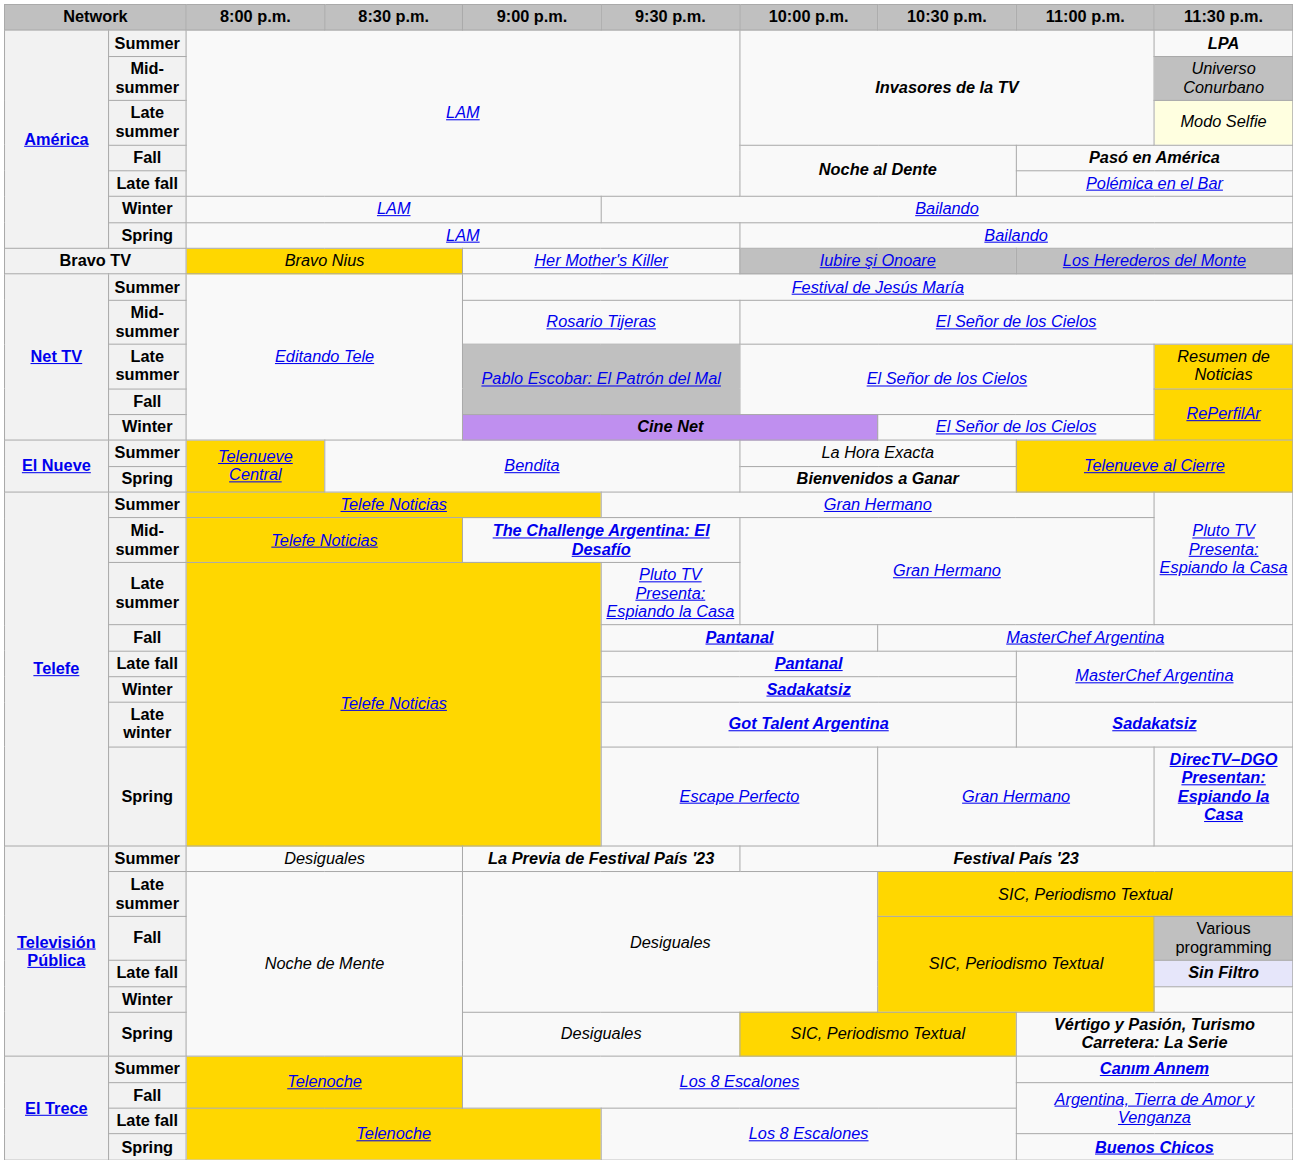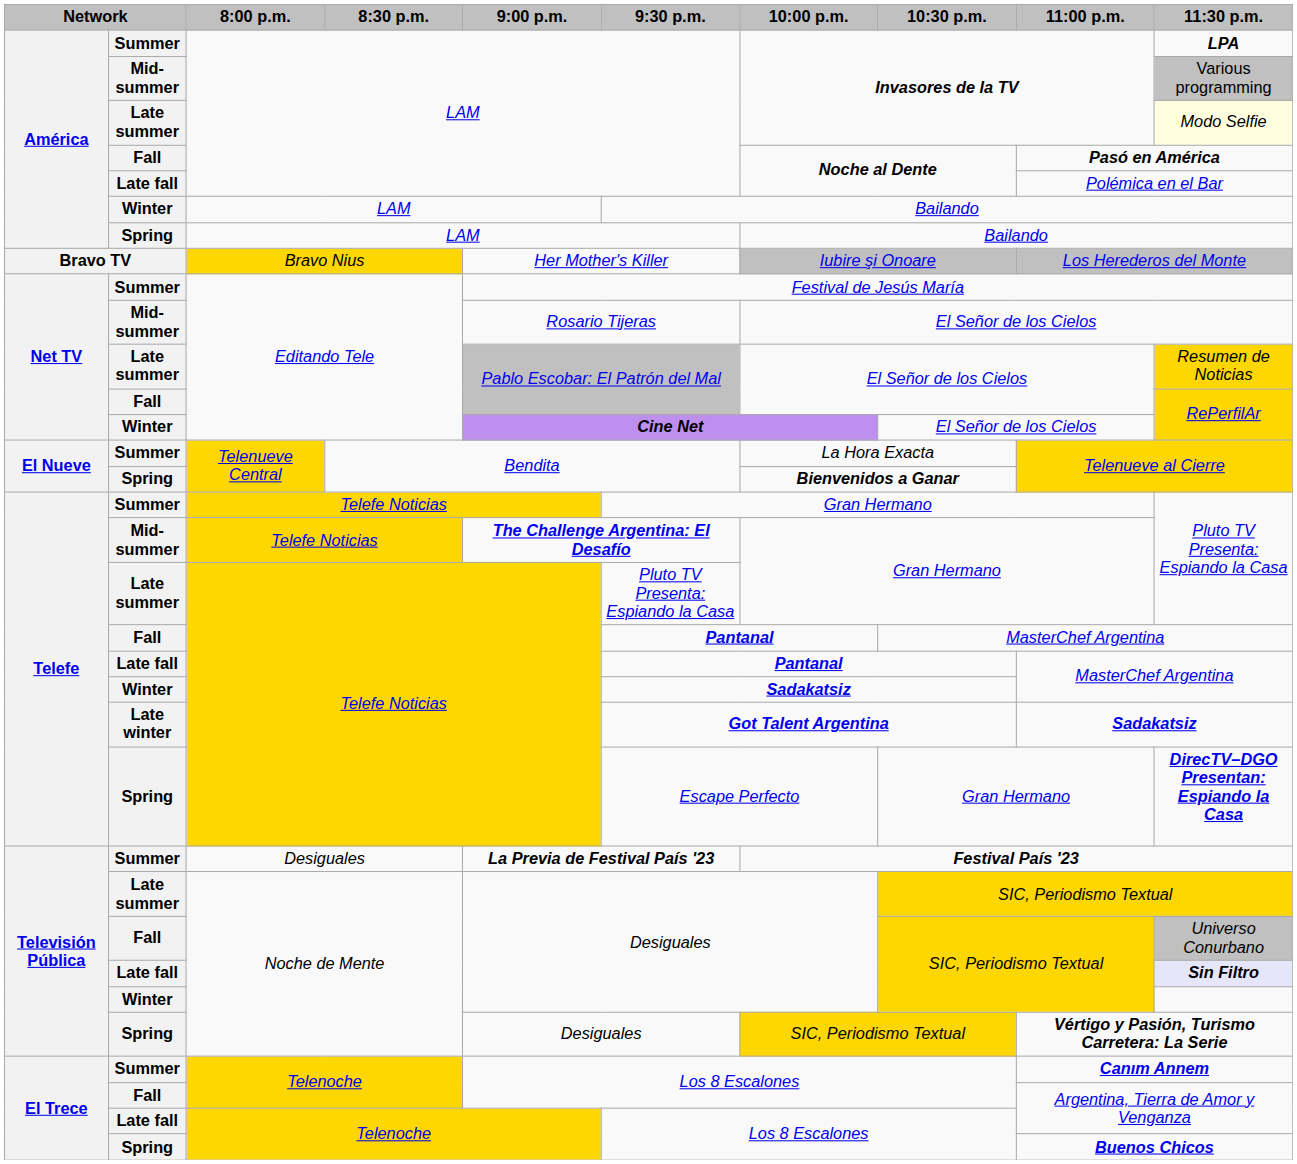(1224, 78) Universo Conurbano -> (1224, 78) Various programming
(1224, 938) Various programming -> (1224, 938) Universo Conurbano
